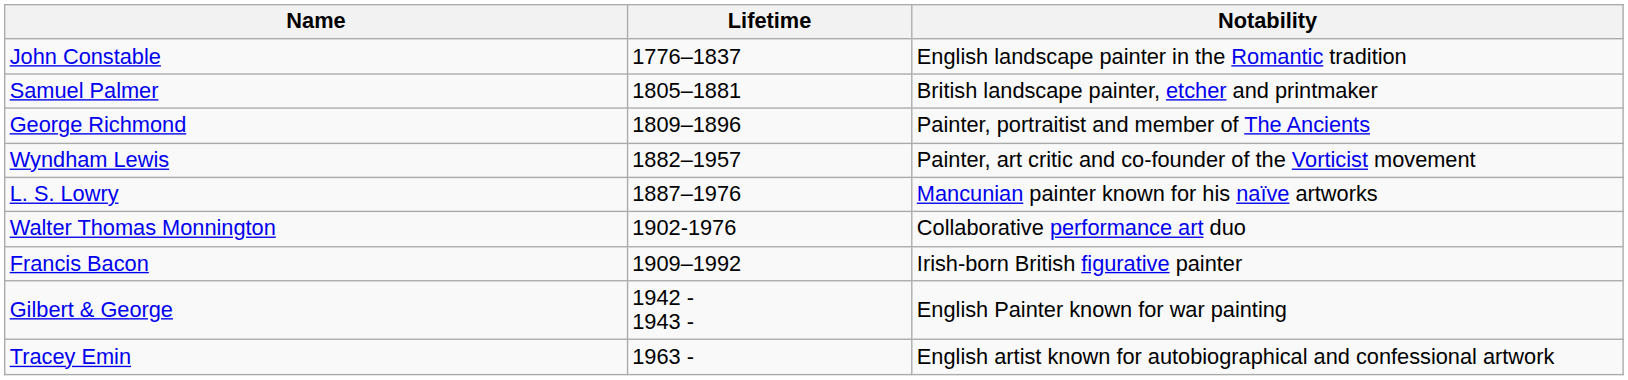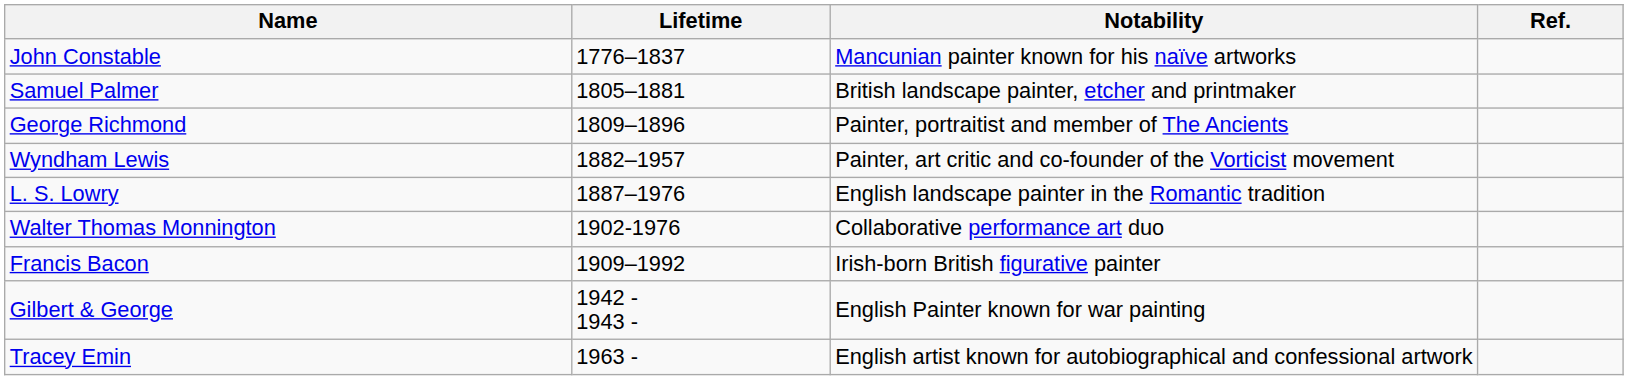+ column: (1550, 21)
(1162, 56) English landscape painter in the Romantic tradition -> (1066, 56) Mancunian painter known for his naïve artworks
(1147, 194) Mancunian painter known for his naïve artworks -> (1080, 194) English landscape painter in the Romantic tradition
